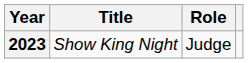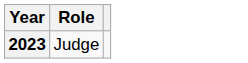- column: (116, 17)
